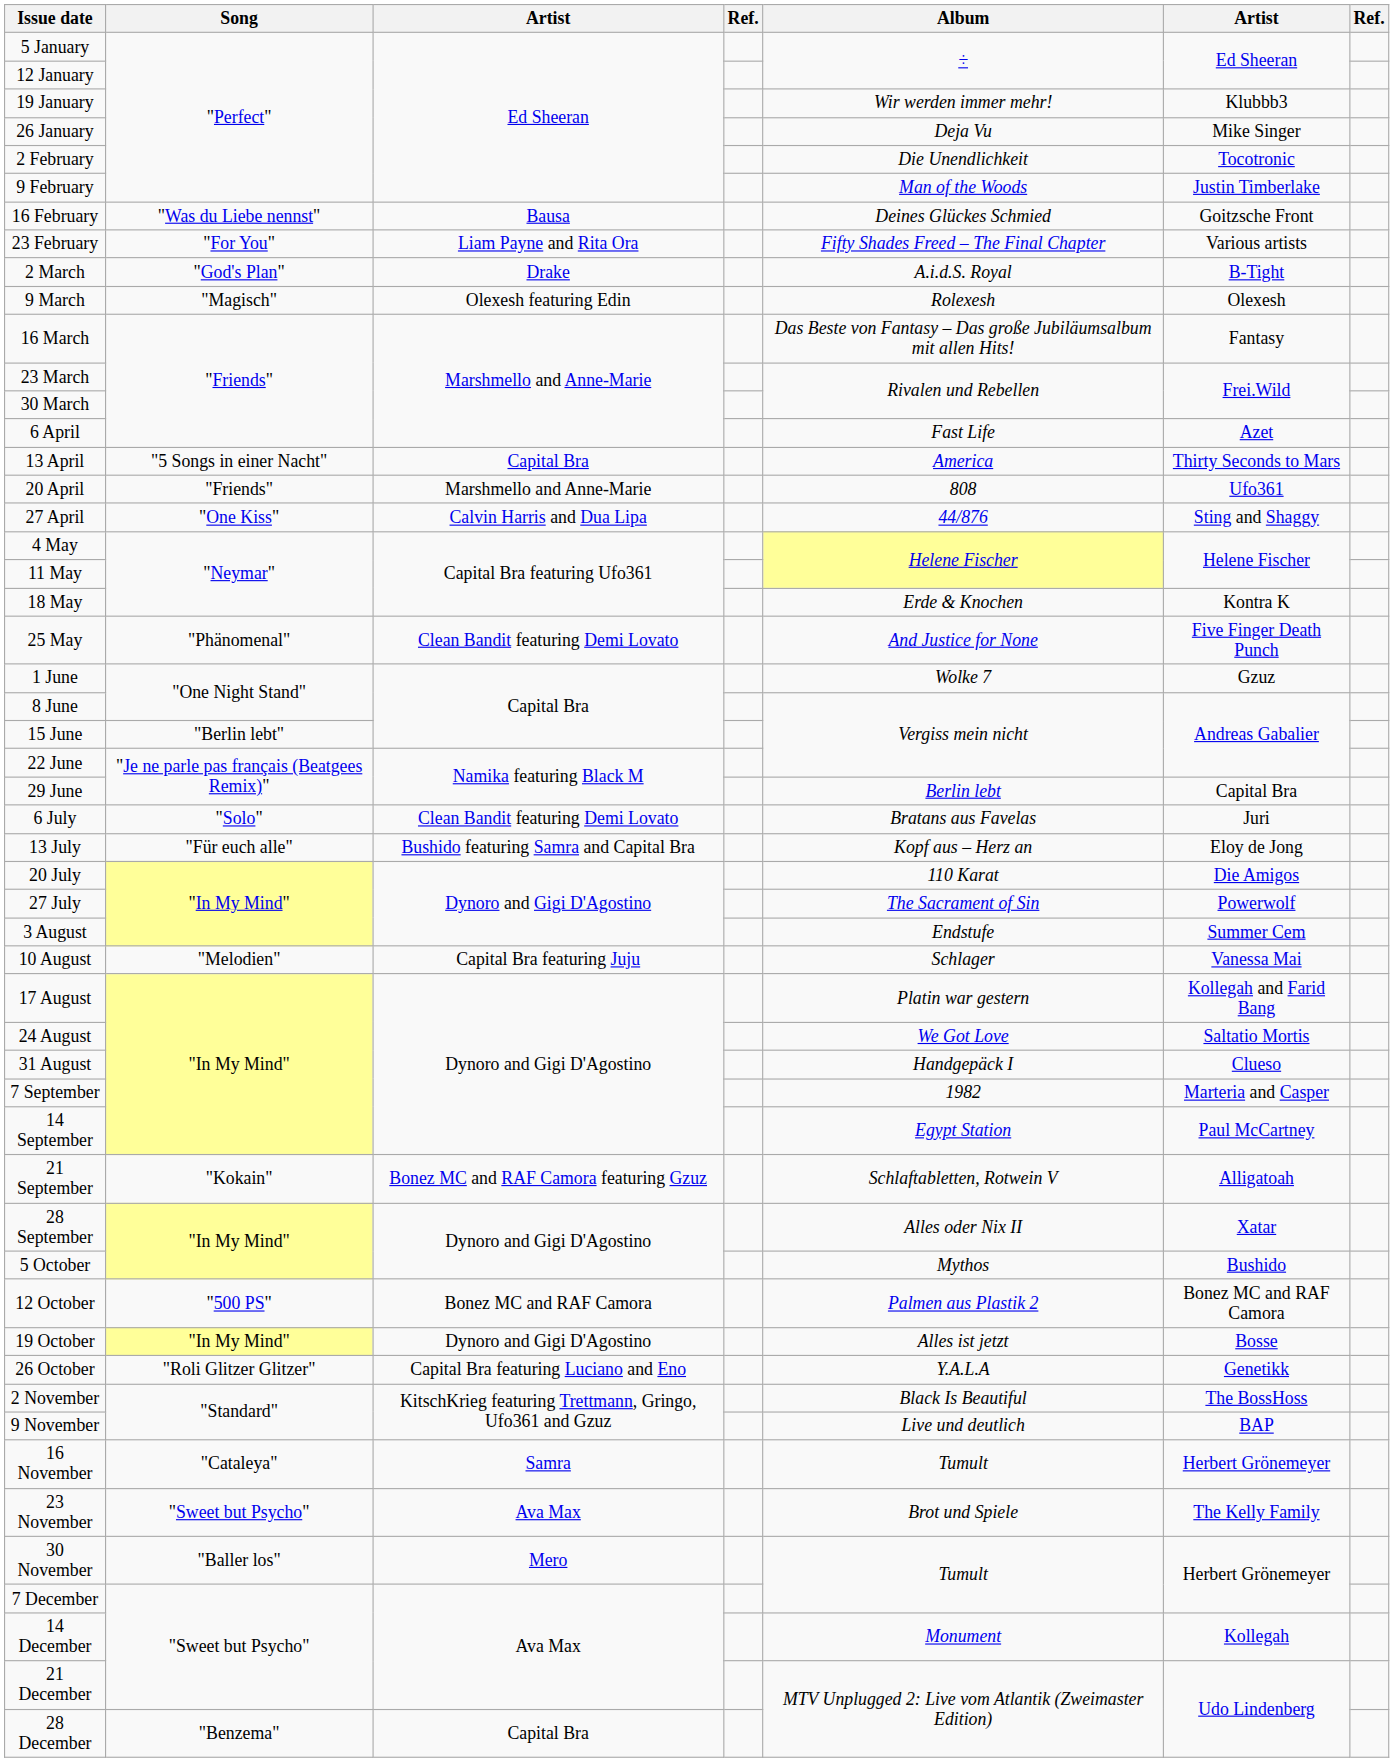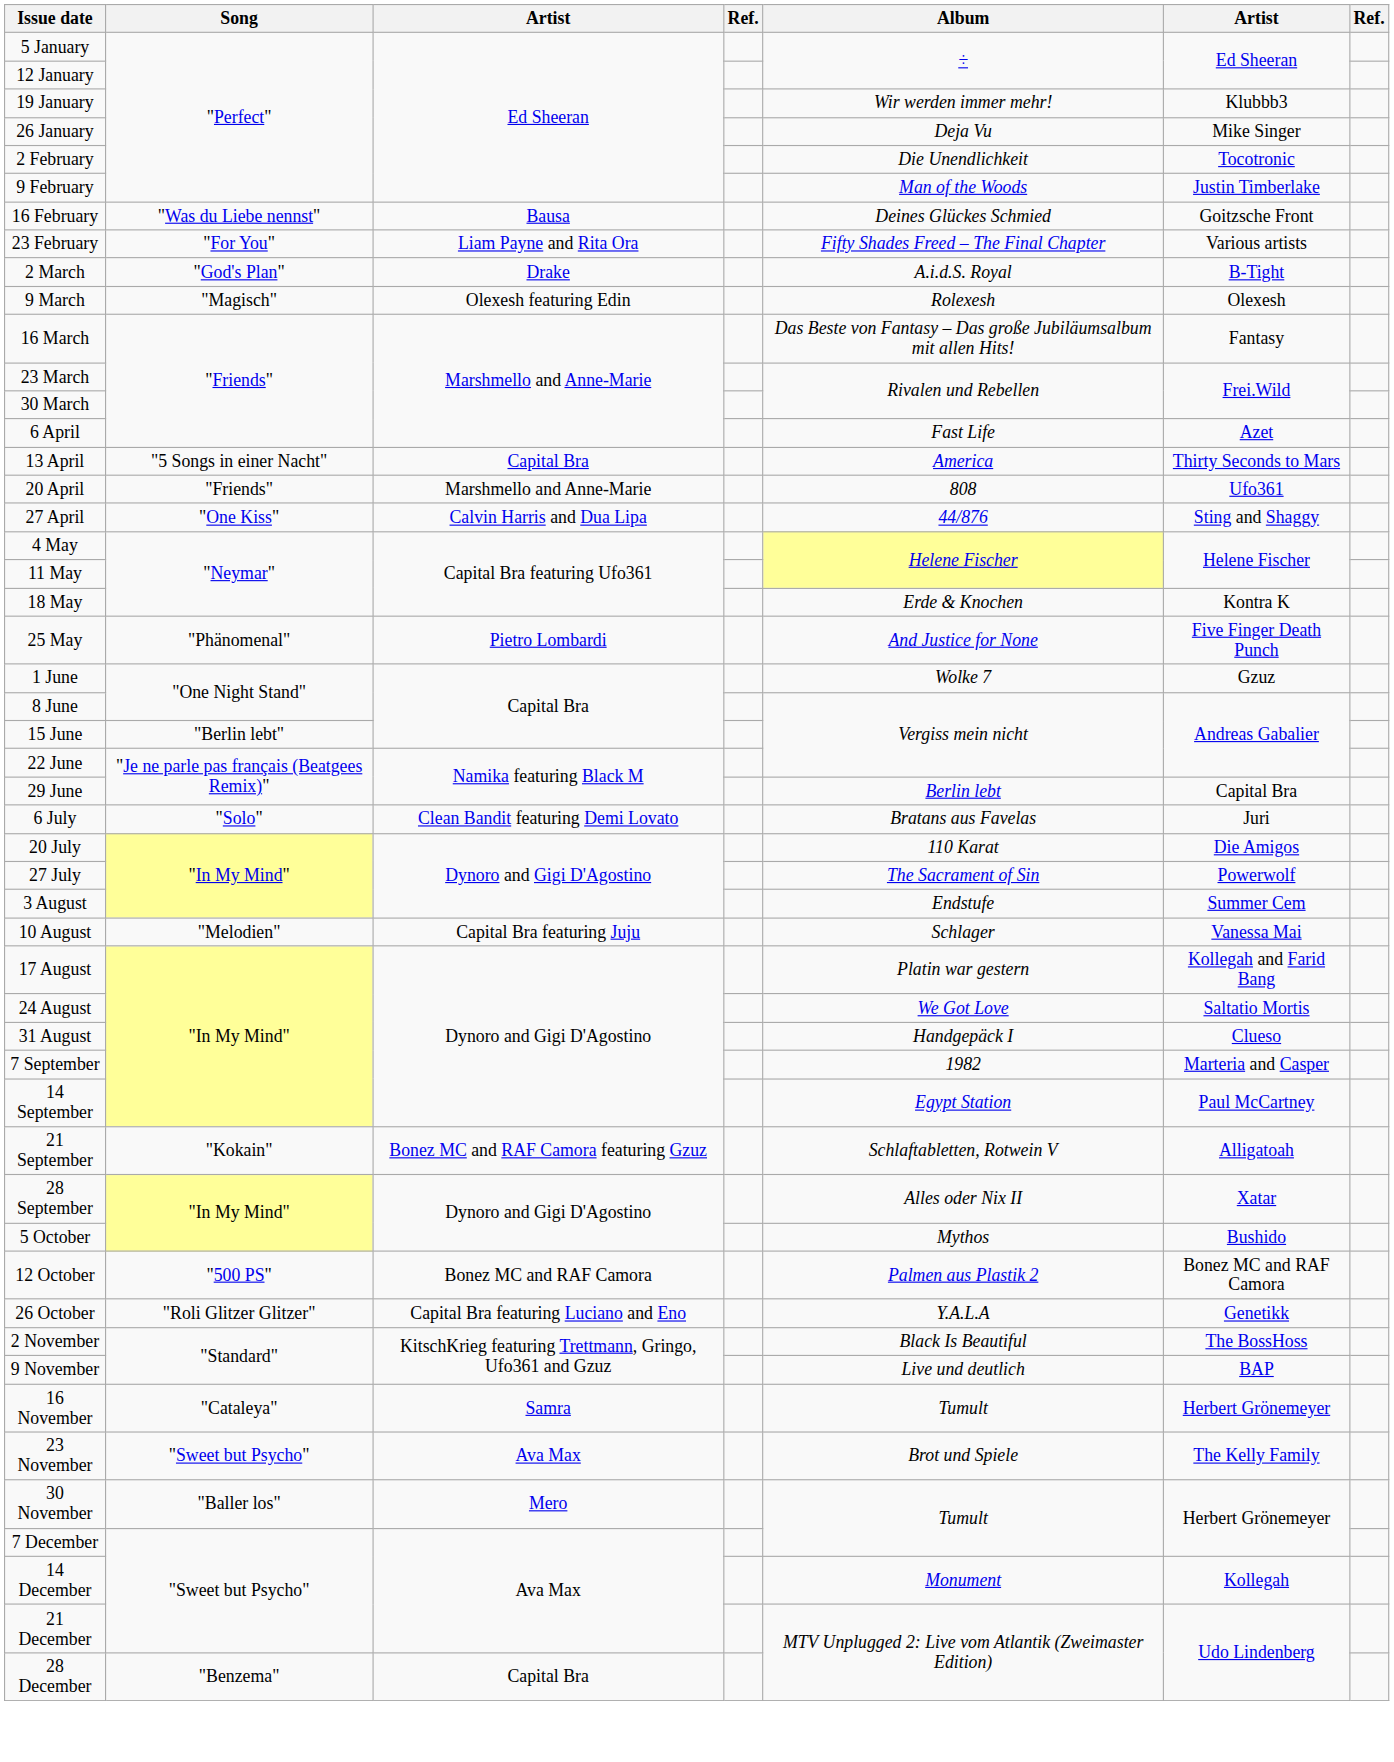(548, 640) Clean Bandit featuring Demi Lovato -> (548, 640) Pietro Lombardi
- row: (55, 847)
- row: (55, 1341)
